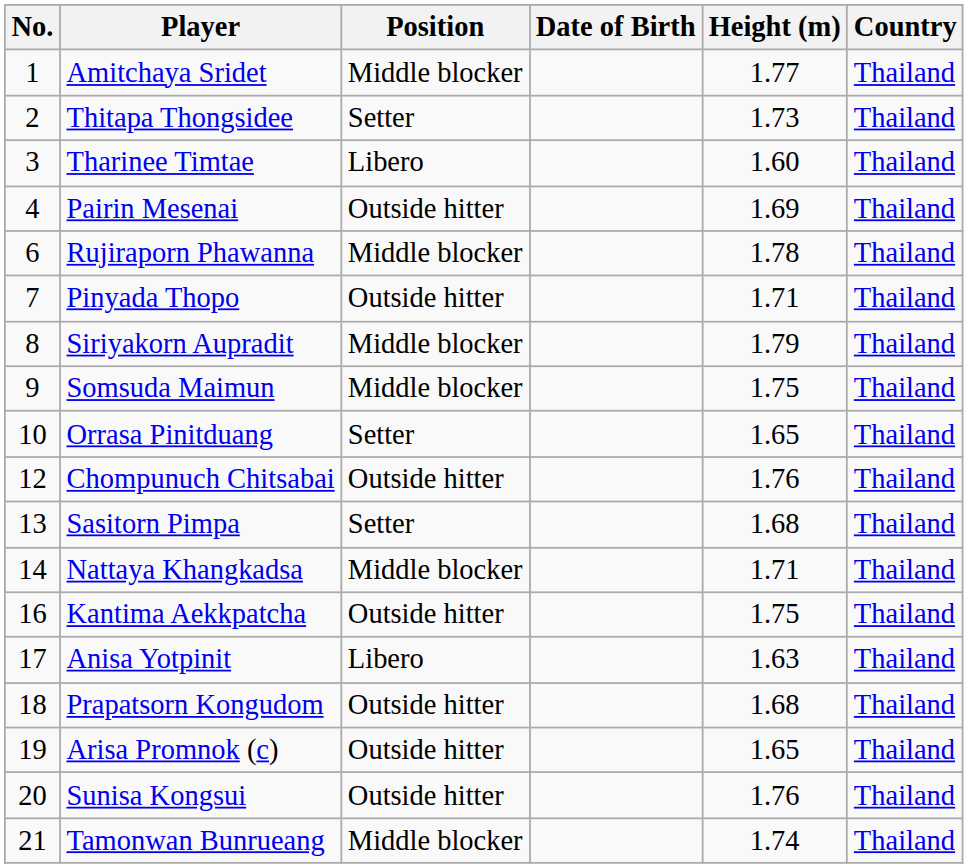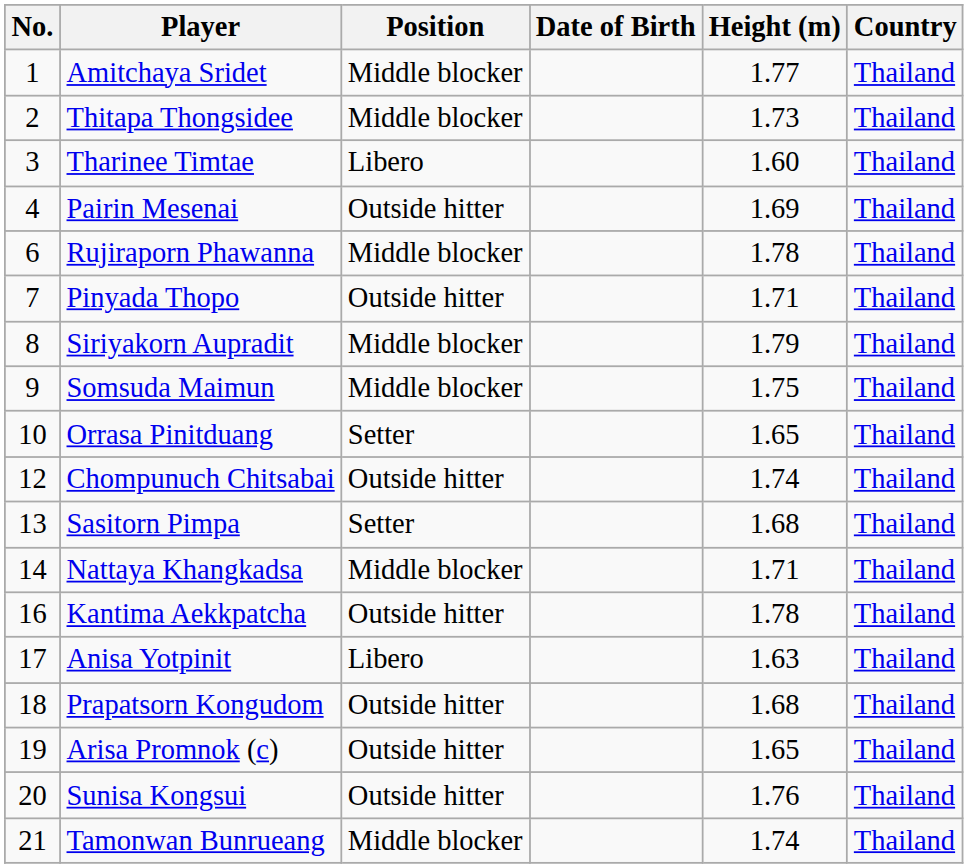(381, 117) Setter -> (435, 117) Middle blocker
(775, 478) 1.76 -> (775, 478) 1.74
(775, 614) 1.75 -> (775, 614) 1.78
